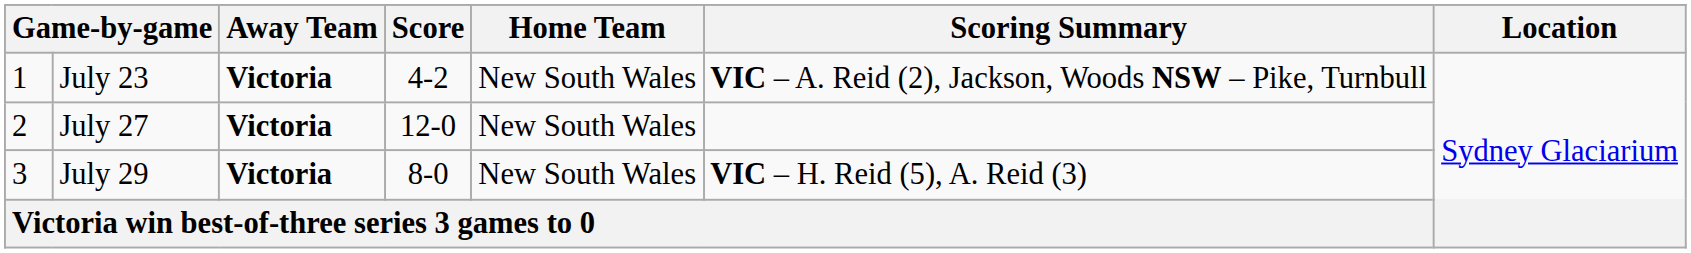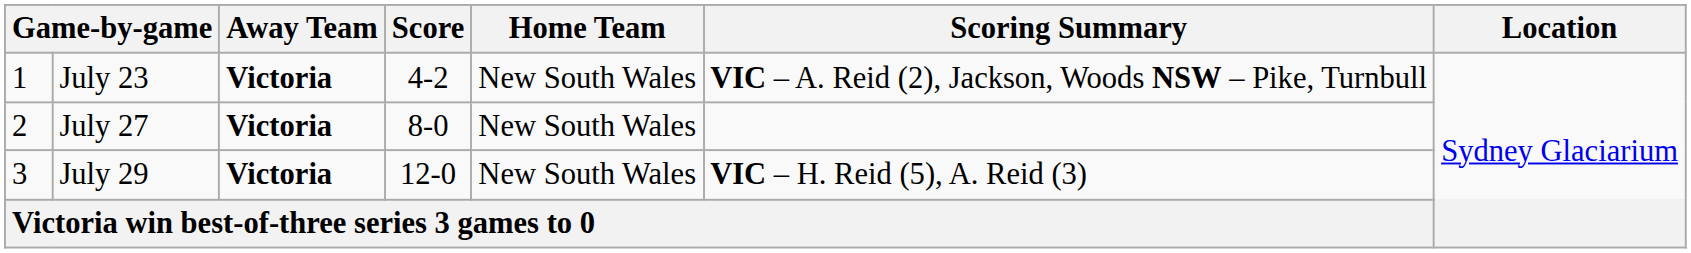(428, 125) 12-0 -> (428, 125) 8-0
(428, 174) 8-0 -> (428, 174) 12-0
